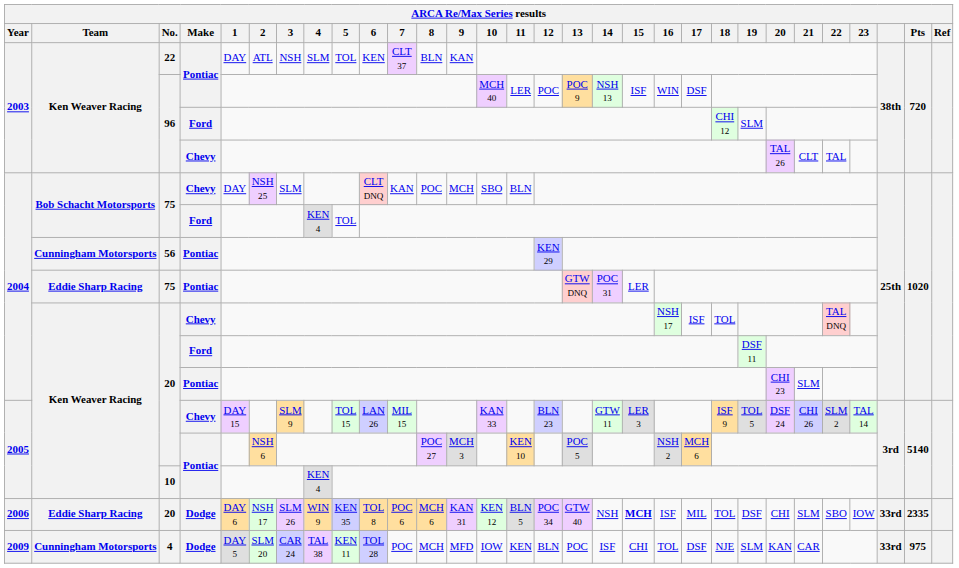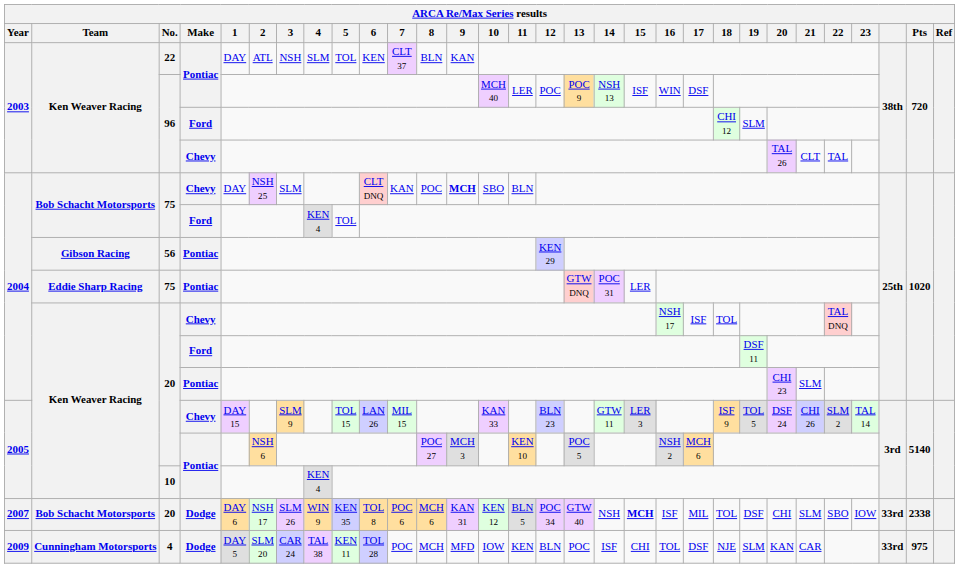(462, 188) normal -> (462, 188) bold
(95, 253) Cunningham Motorsports -> (95, 253) Gibson Racing
(18, 514) 2006 -> (18, 514) 2007
(95, 514) Eddie Sharp Racing -> (95, 514) Bob Schacht Motorsports
(918, 514) 2335 -> (920, 514) 2338
